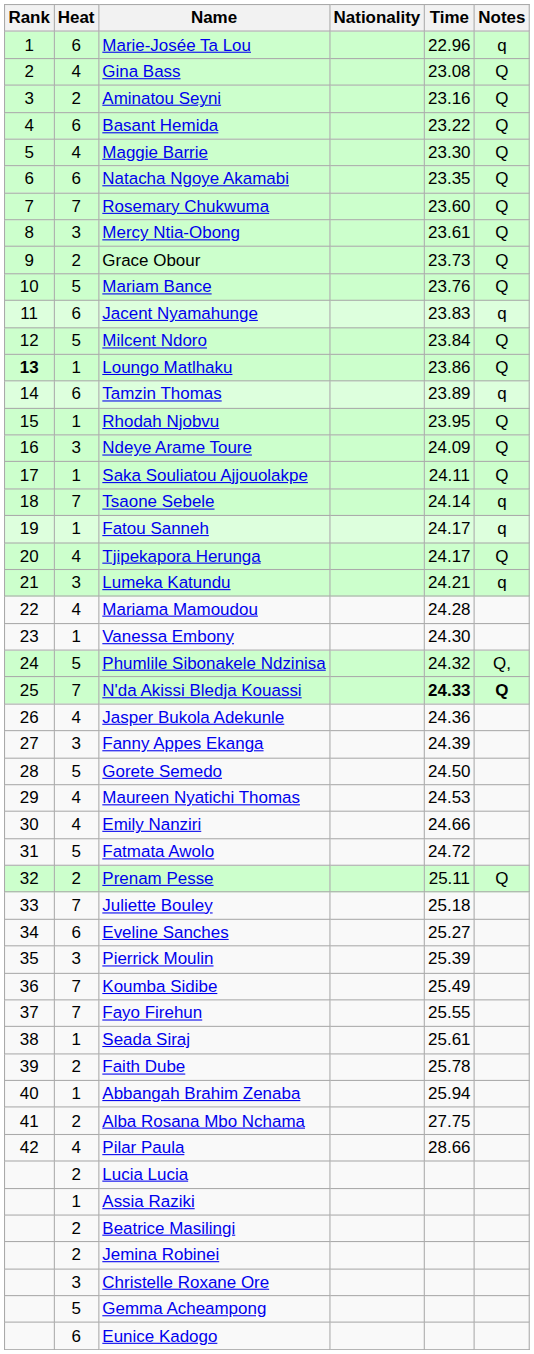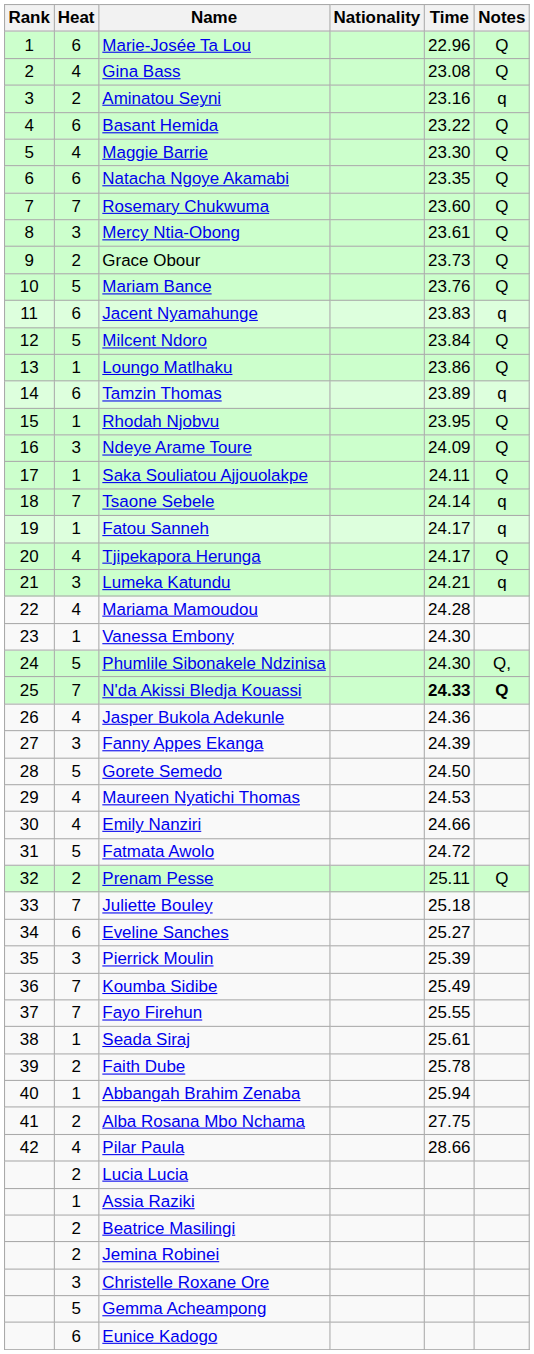(502, 44) q -> (502, 44) Q
(502, 98) Q -> (502, 98) q
(29, 367) bold -> (29, 367) normal
(449, 663) 24.32 -> (449, 663) 24.30
